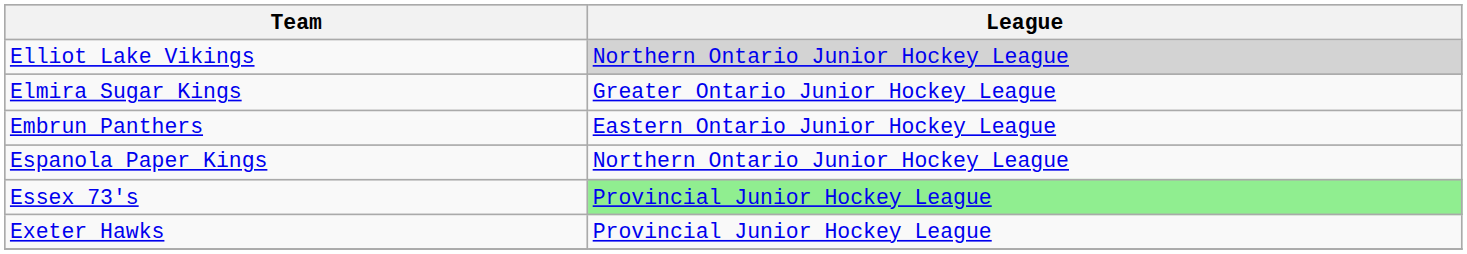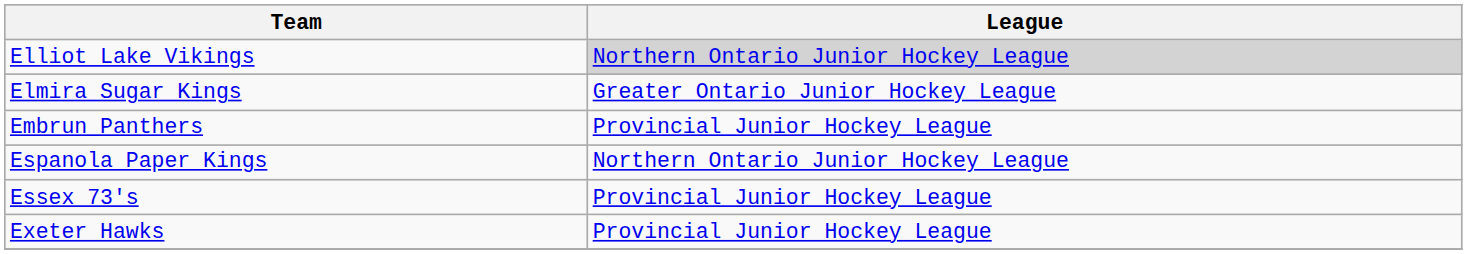(824, 127) Eastern Ontario Junior Hockey League -> (792, 127) Provincial Junior Hockey League
(792, 197) lightgreen background -> (792, 197) no background
